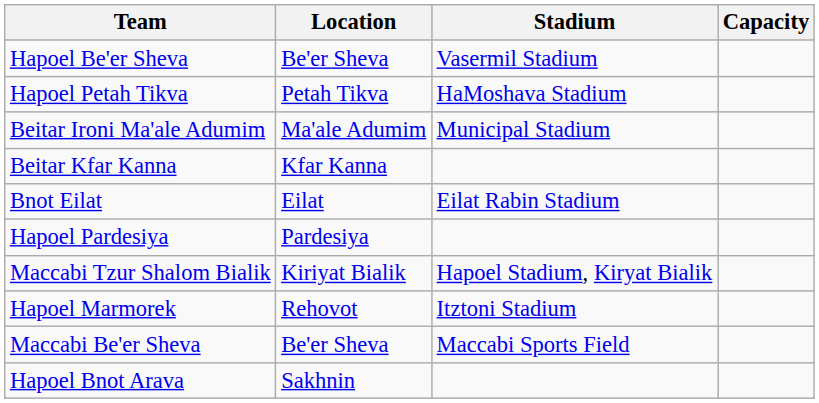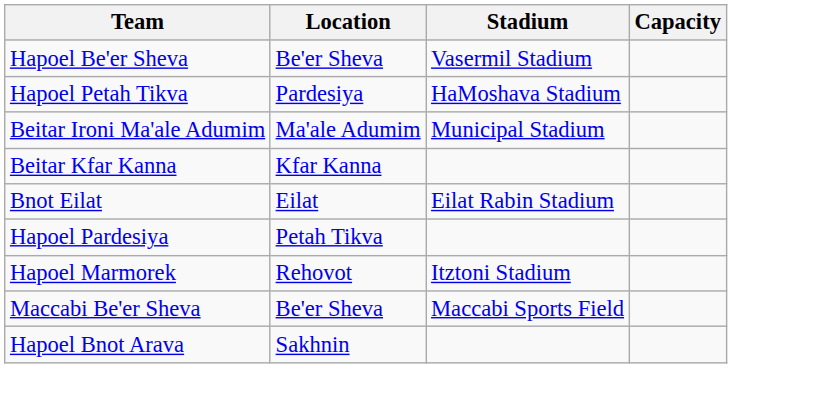(335, 93) Petah Tikva -> (319, 93) Pardesiya
(325, 237) Pardesiya -> (329, 237) Petah Tikva
- row: (140, 272)
